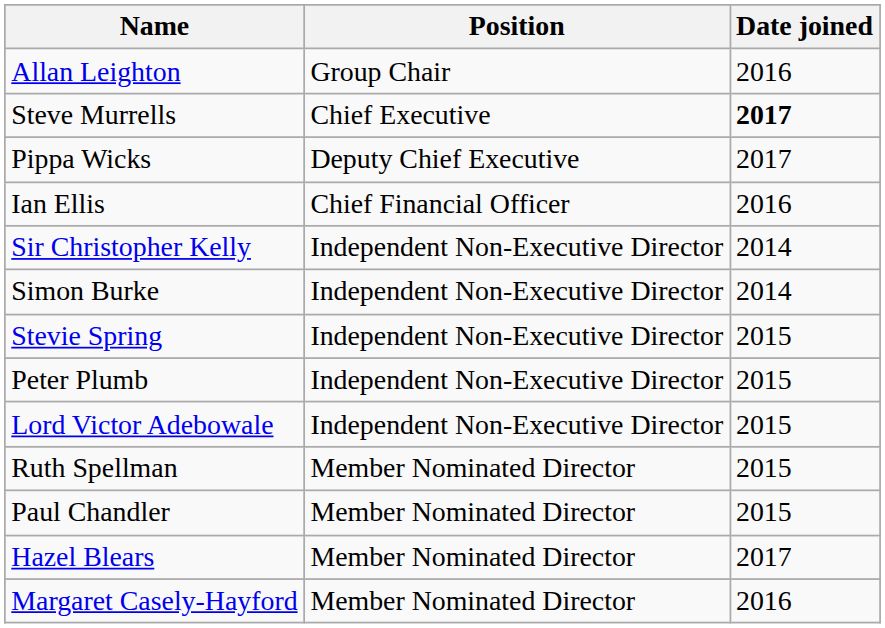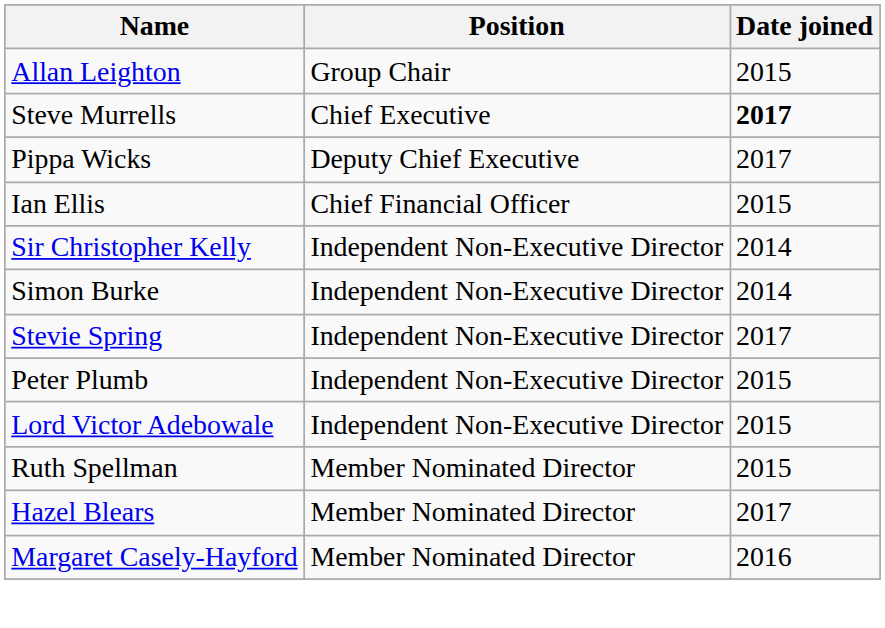(764, 70) 2016 -> (764, 70) 2015
(764, 203) 2016 -> (764, 203) 2015
(764, 335) 2015 -> (764, 335) 2017
- row: (91, 512)
